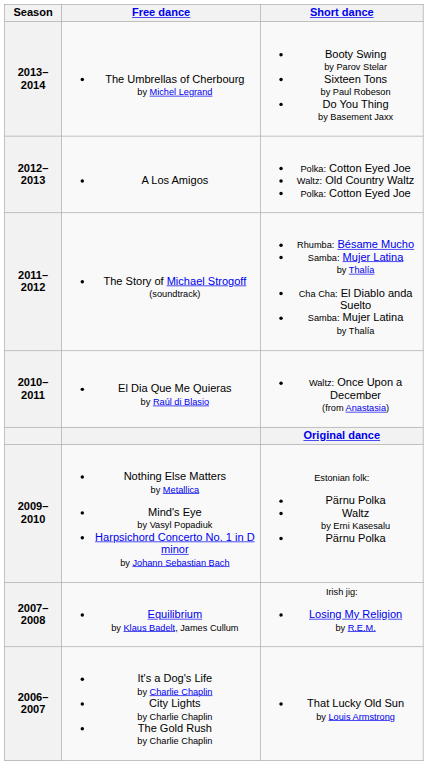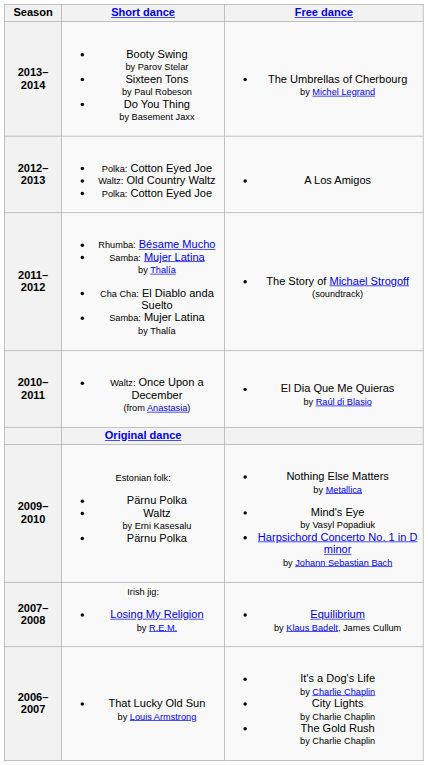columns swapped: (342, 13) <-> (161, 13)
